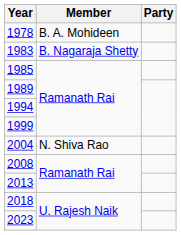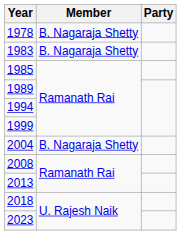(79, 32) B. A. Mohideen -> (89, 32) B. Nagaraja Shetty
(74, 145) N. Shiva Rao -> (89, 145) B. Nagaraja Shetty
